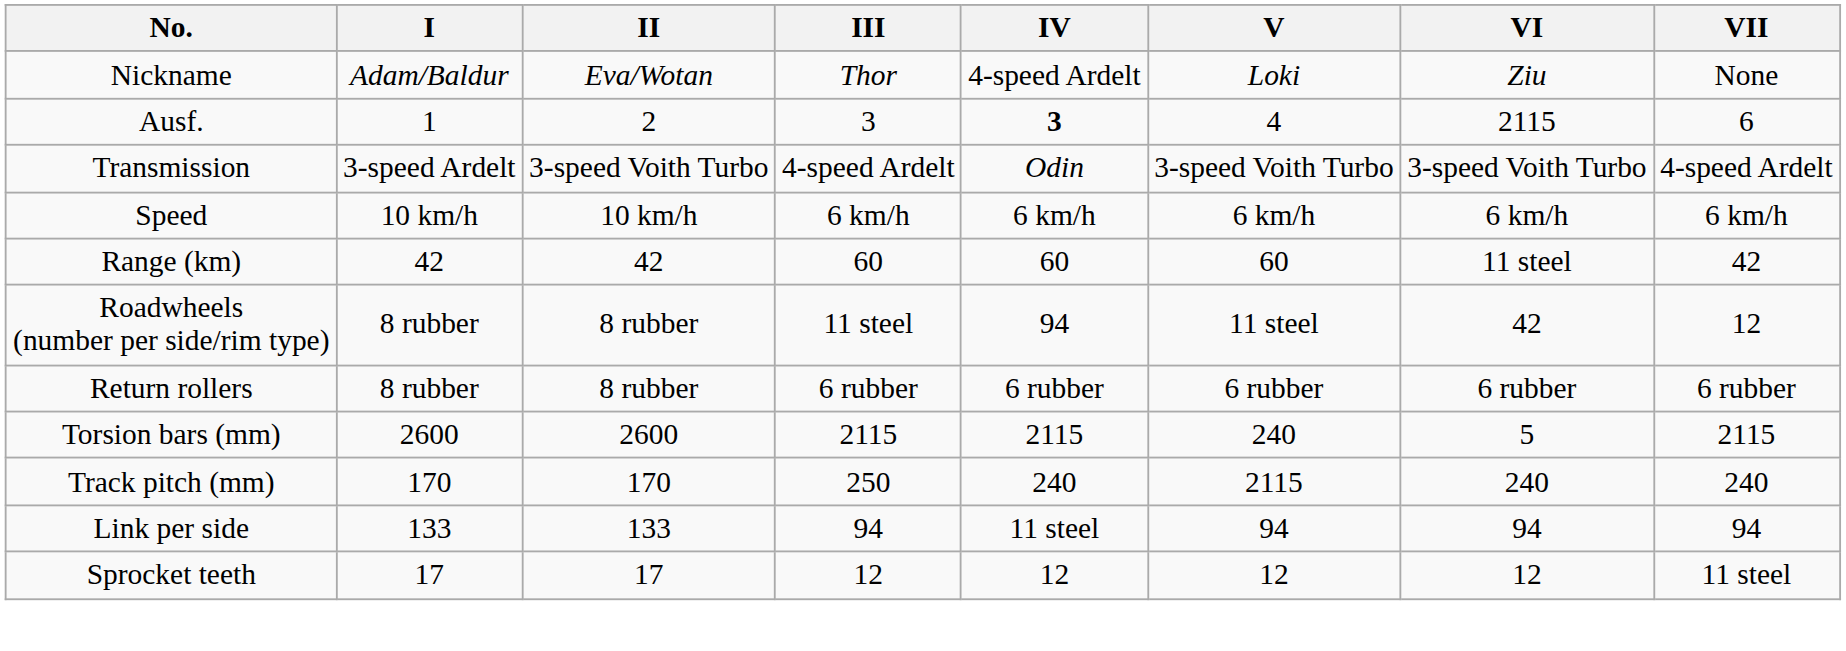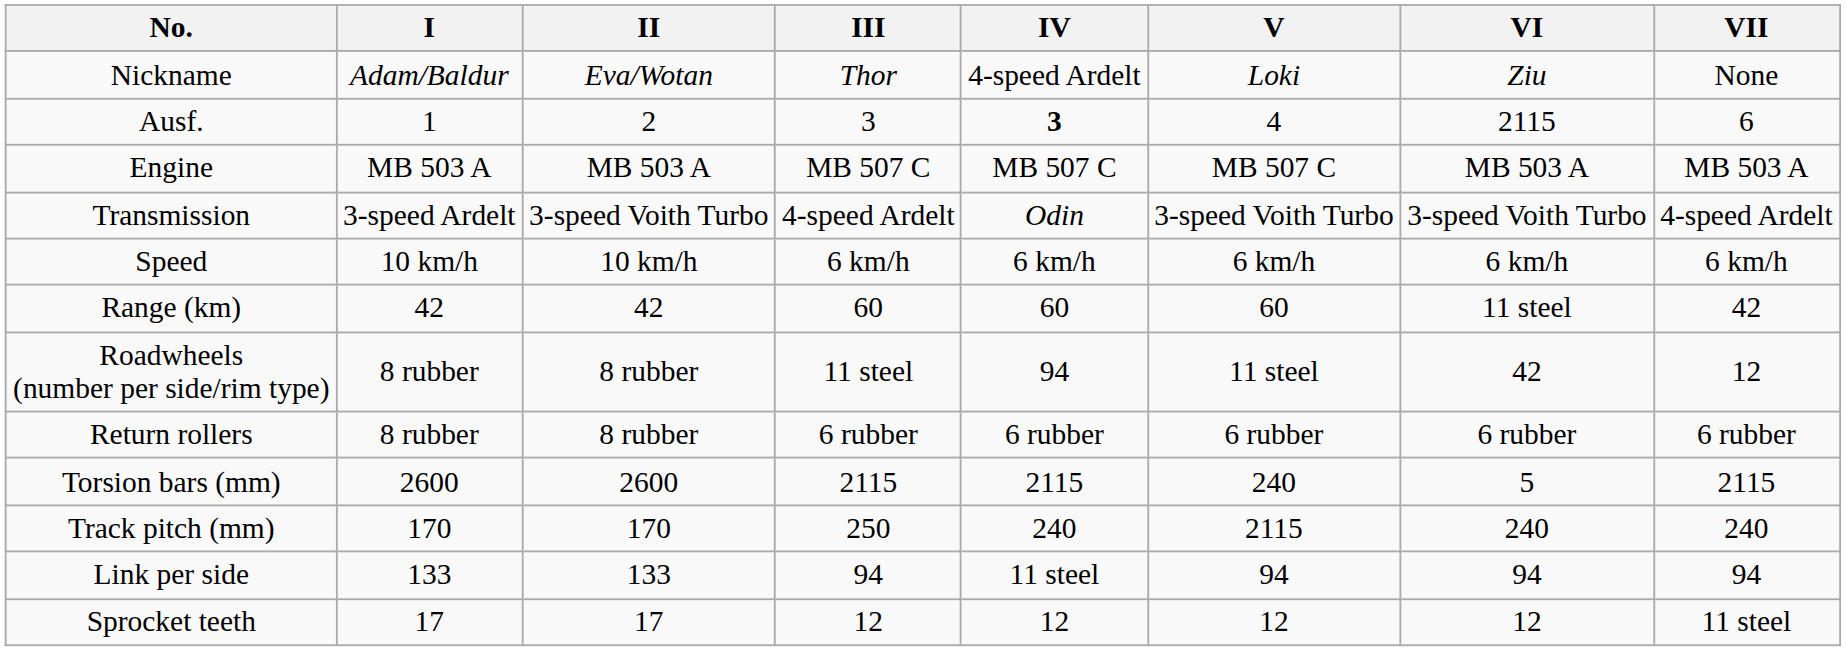+ row: (171, 167)
